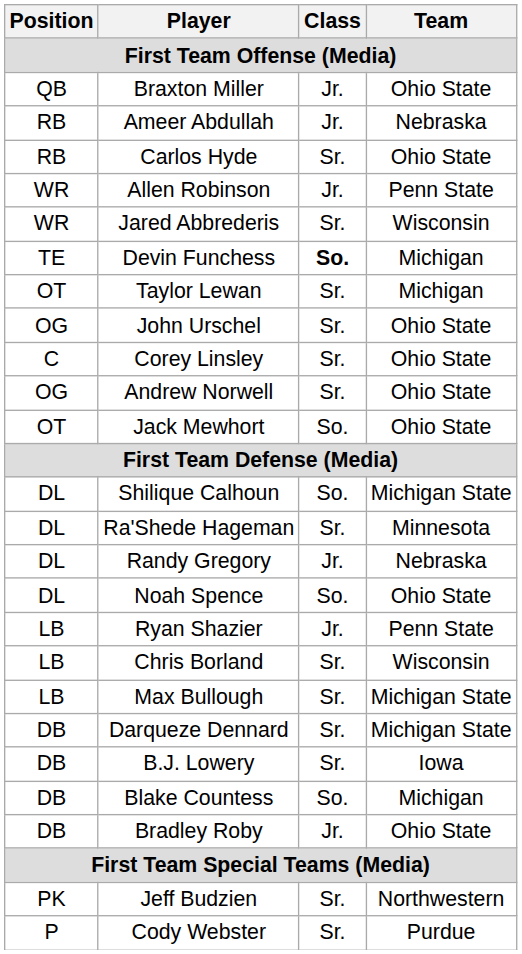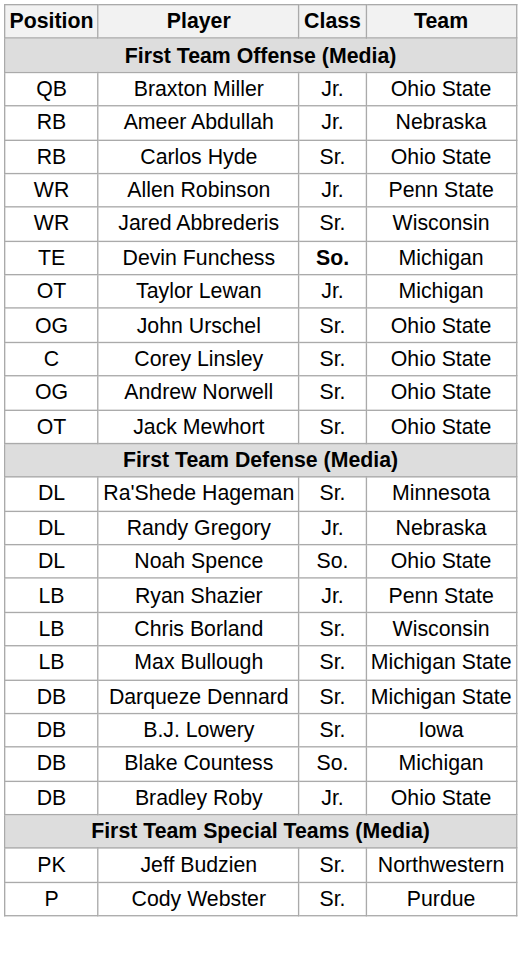(332, 291) Sr. -> (332, 291) Jr.
(332, 426) So. -> (332, 426) Sr.
- row: (199, 493)
